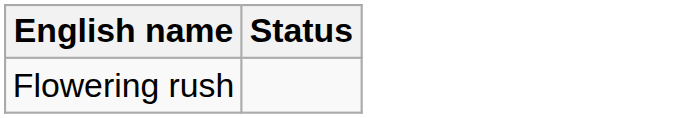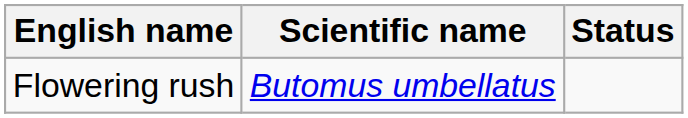+ column: (403, 31)
